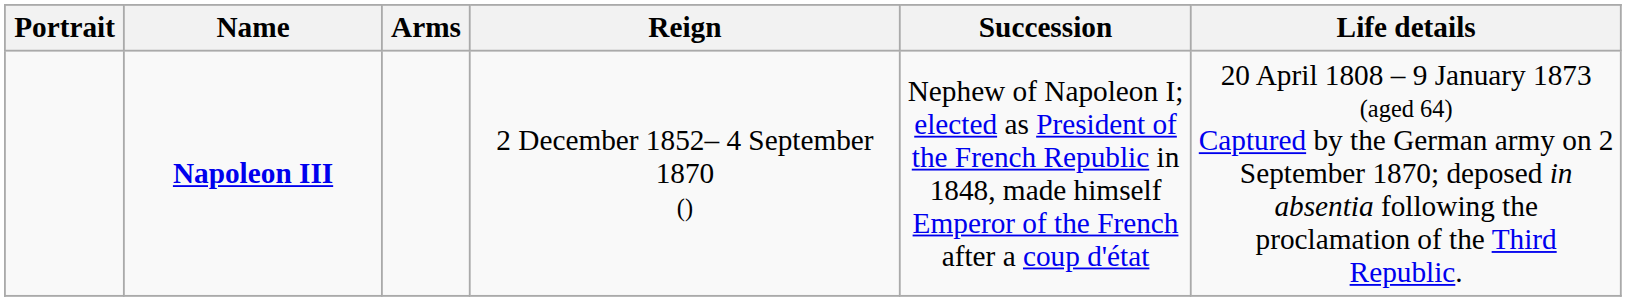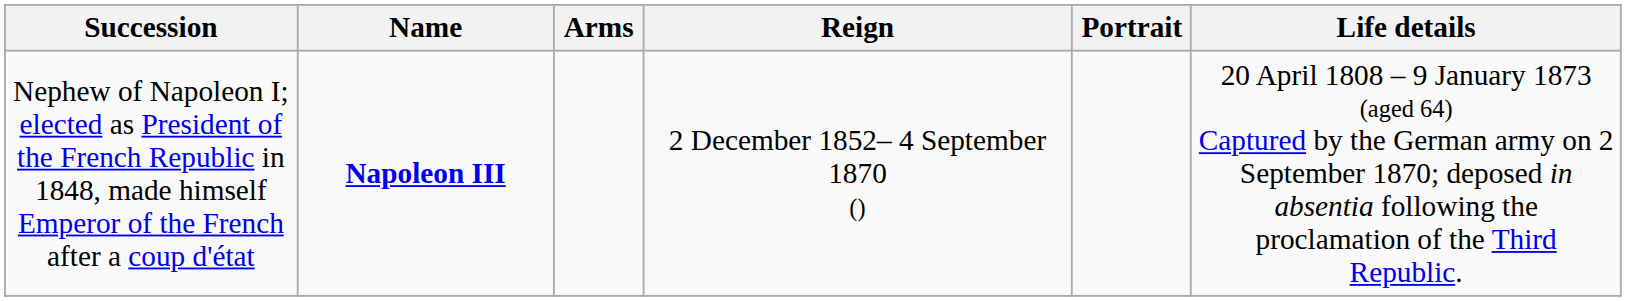columns swapped: (65, 27) <-> (1046, 27)
